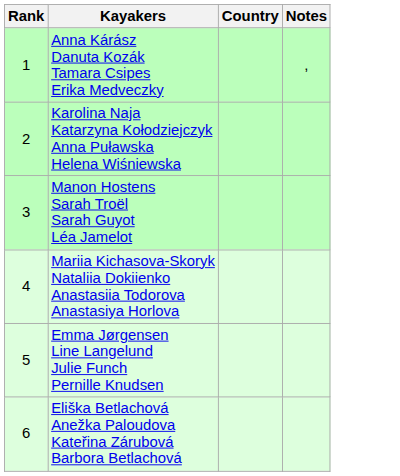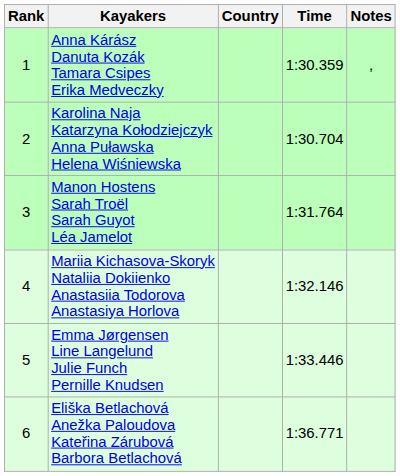+ column: (315, 16)
